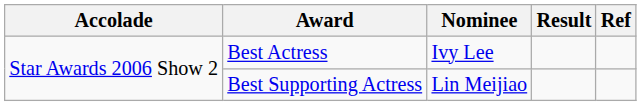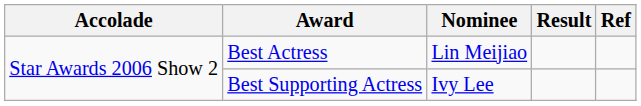(463, 52) Ivy Lee -> (479, 52) Lin Meijiao
(479, 84) Lin Meijiao -> (463, 84) Ivy Lee
